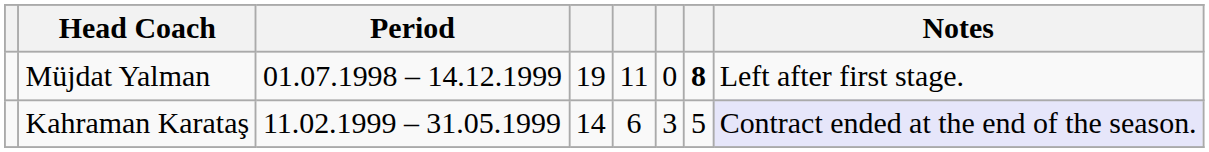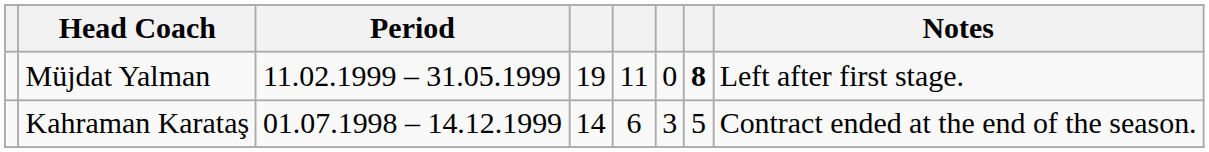(412, 75) 01.07.1998 – 14.12.1999 -> (412, 75) 11.02.1999 – 31.05.1999
(412, 123) 11.02.1999 – 31.05.1999 -> (412, 123) 01.07.1998 – 14.12.1999
(958, 123) lavender background -> (958, 123) no background
